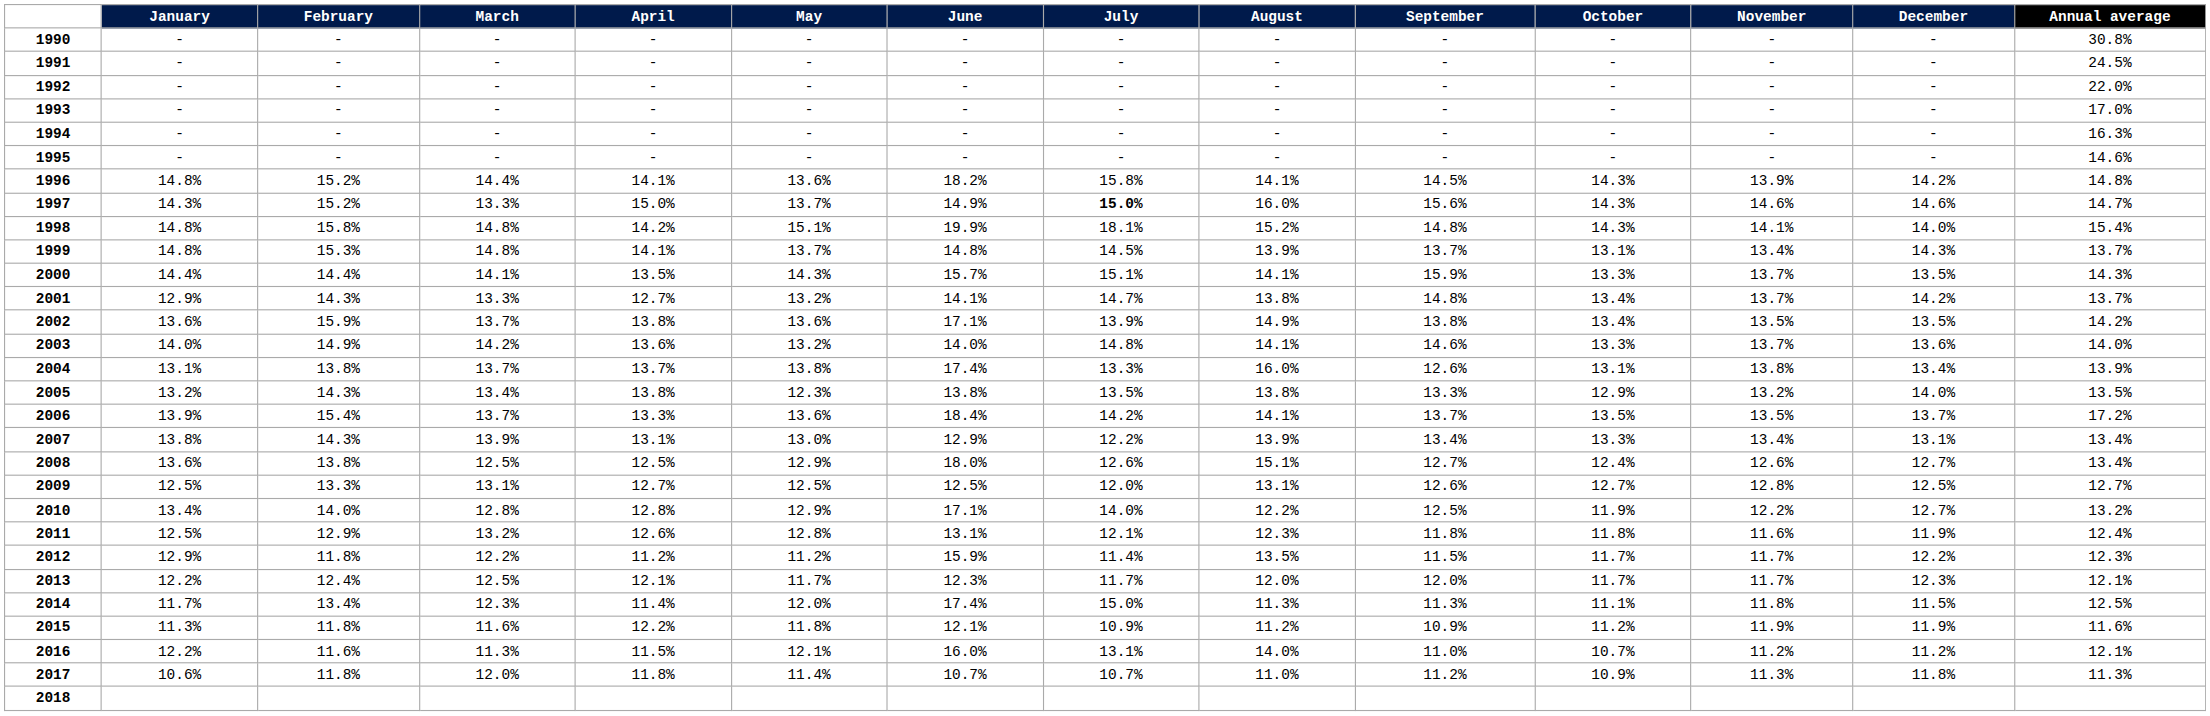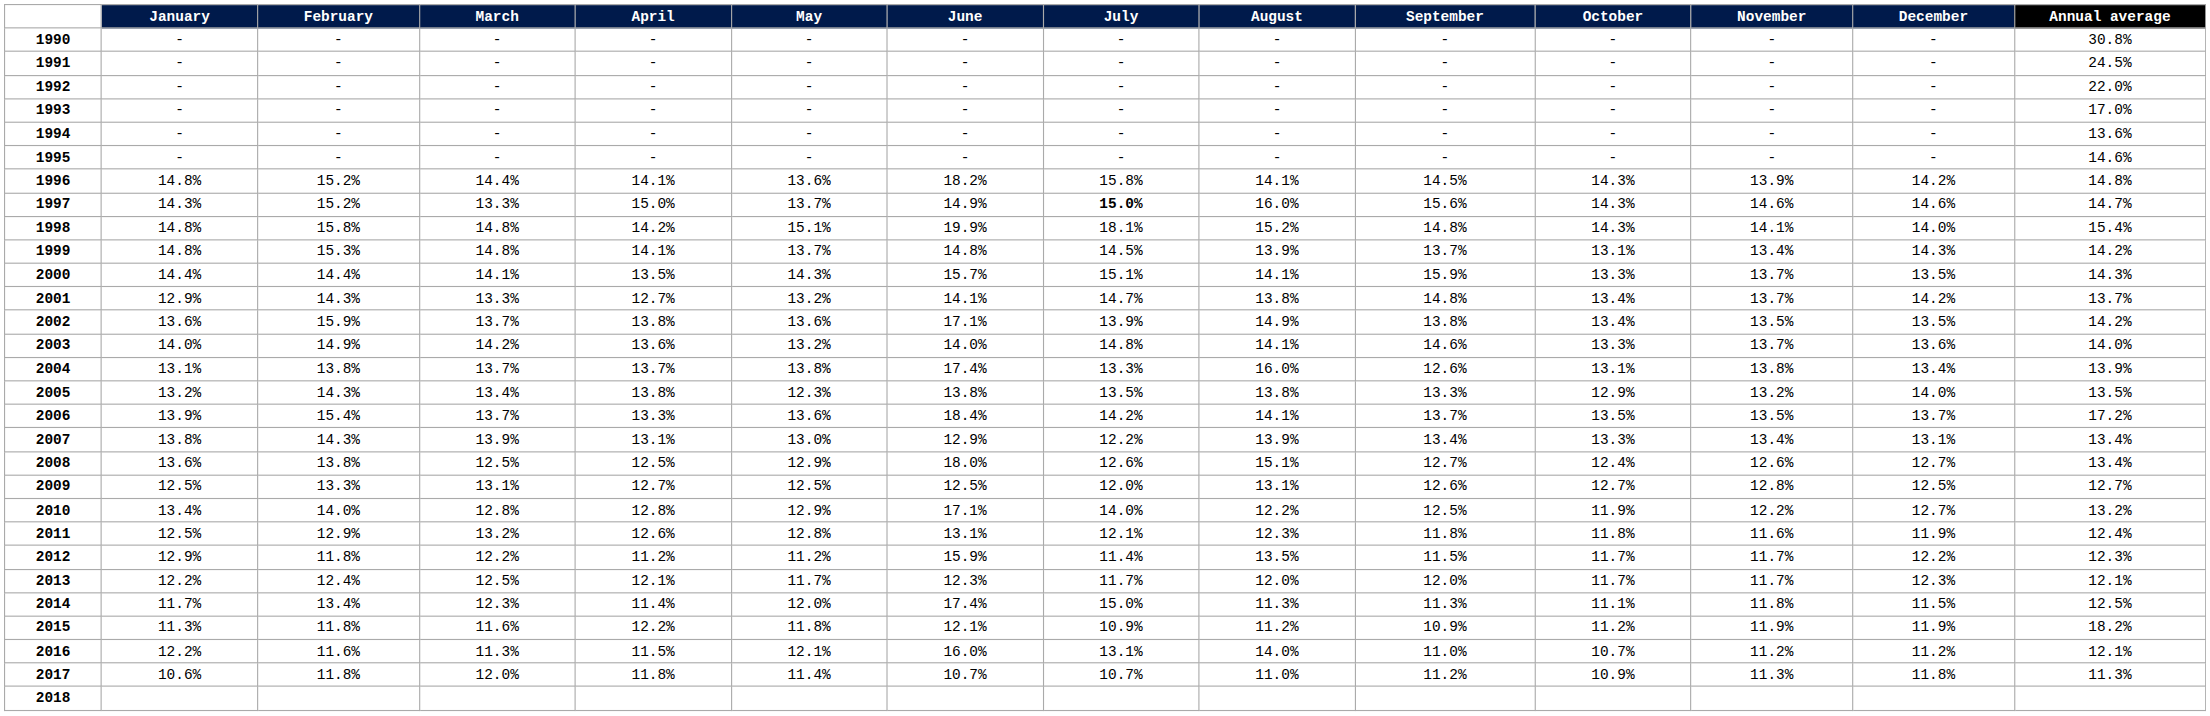(2110, 134) 16.3% -> (2110, 134) 13.6%
(2110, 251) 13.7% -> (2110, 251) 14.2%
(2110, 628) 11.6% -> (2110, 628) 18.2%
